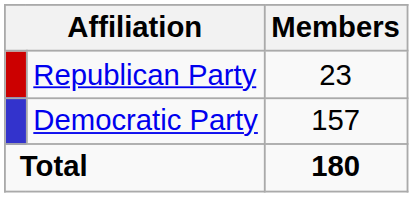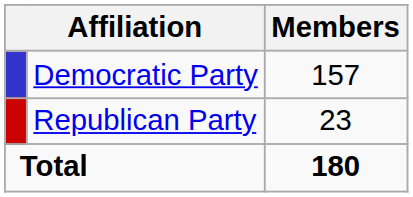rows swapped: (145, 74) <-> (146, 120)
